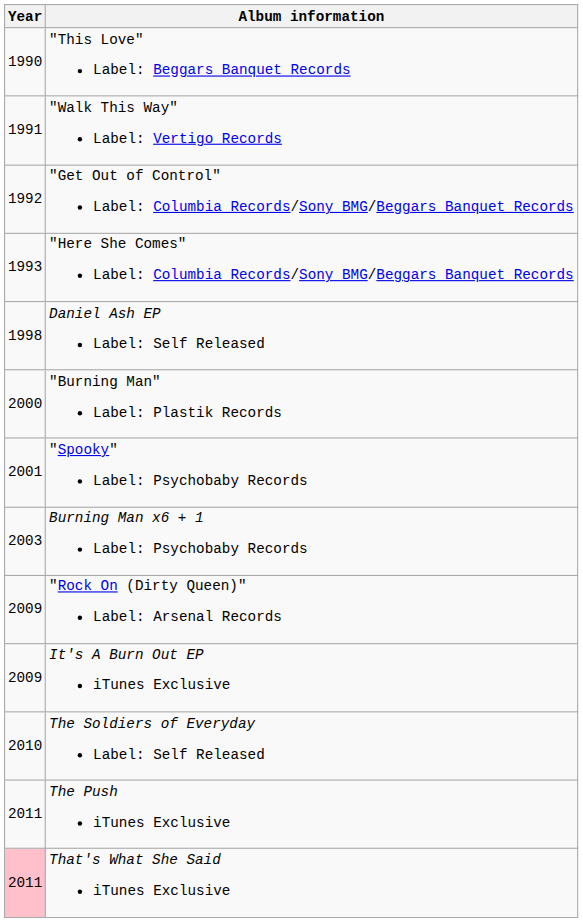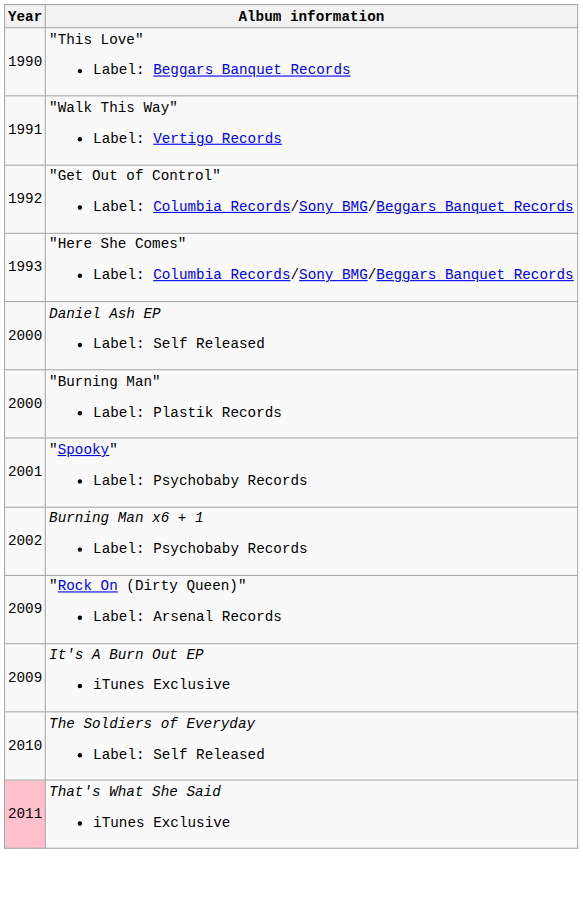(25, 336) 1998 -> (25, 336) 2000
(25, 541) 2003 -> (25, 541) 2002
- row: (311, 807)
